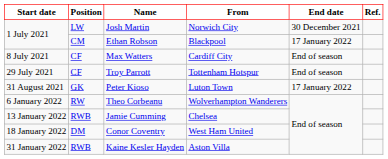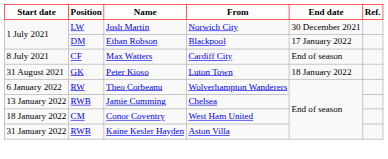(78, 42) CM -> (78, 42) DM
- row: (128, 72)
(321, 87) 17 January 2022 -> (321, 72) 18 January 2022
(78, 132) DM -> (78, 117) CM
